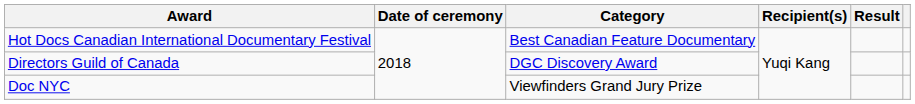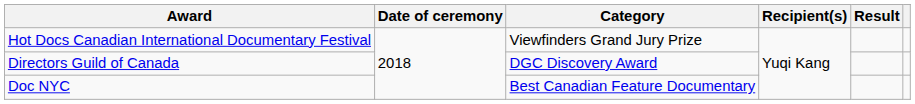(632, 39) Best Canadian Feature Documentary -> (606, 39) Viewfinders Grand Jury Prize
(606, 87) Viewfinders Grand Jury Prize -> (632, 87) Best Canadian Feature Documentary
